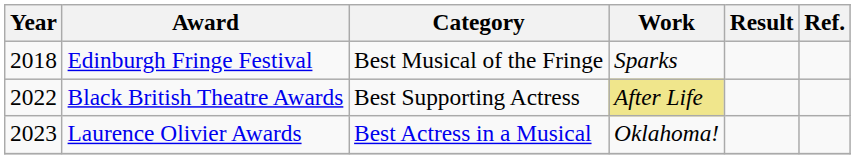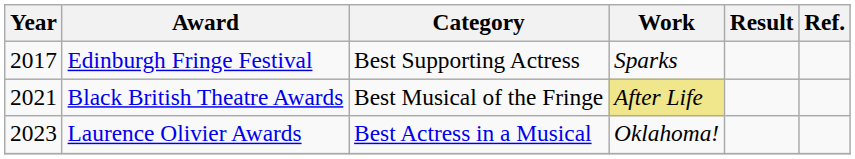(33, 60) 2018 -> (33, 60) 2017
(479, 60) Best Musical of the Fringe -> (467, 60) Best Supporting Actress
(33, 97) 2022 -> (33, 97) 2021
(467, 97) Best Supporting Actress -> (479, 97) Best Musical of the Fringe
